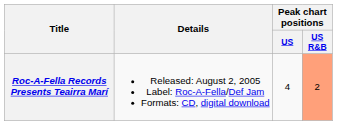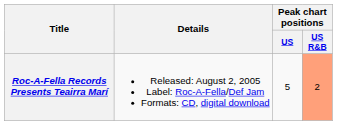(287, 87) 4 -> (287, 87) 5
